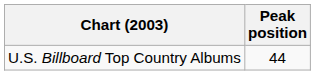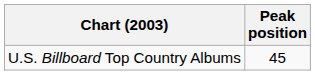(277, 57) 44 -> (277, 57) 45
